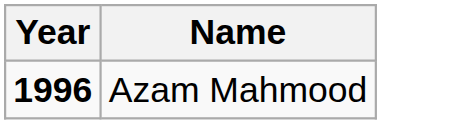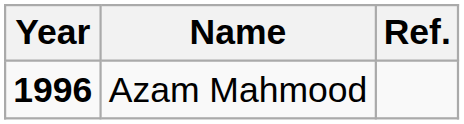+ column: (417, 32)
